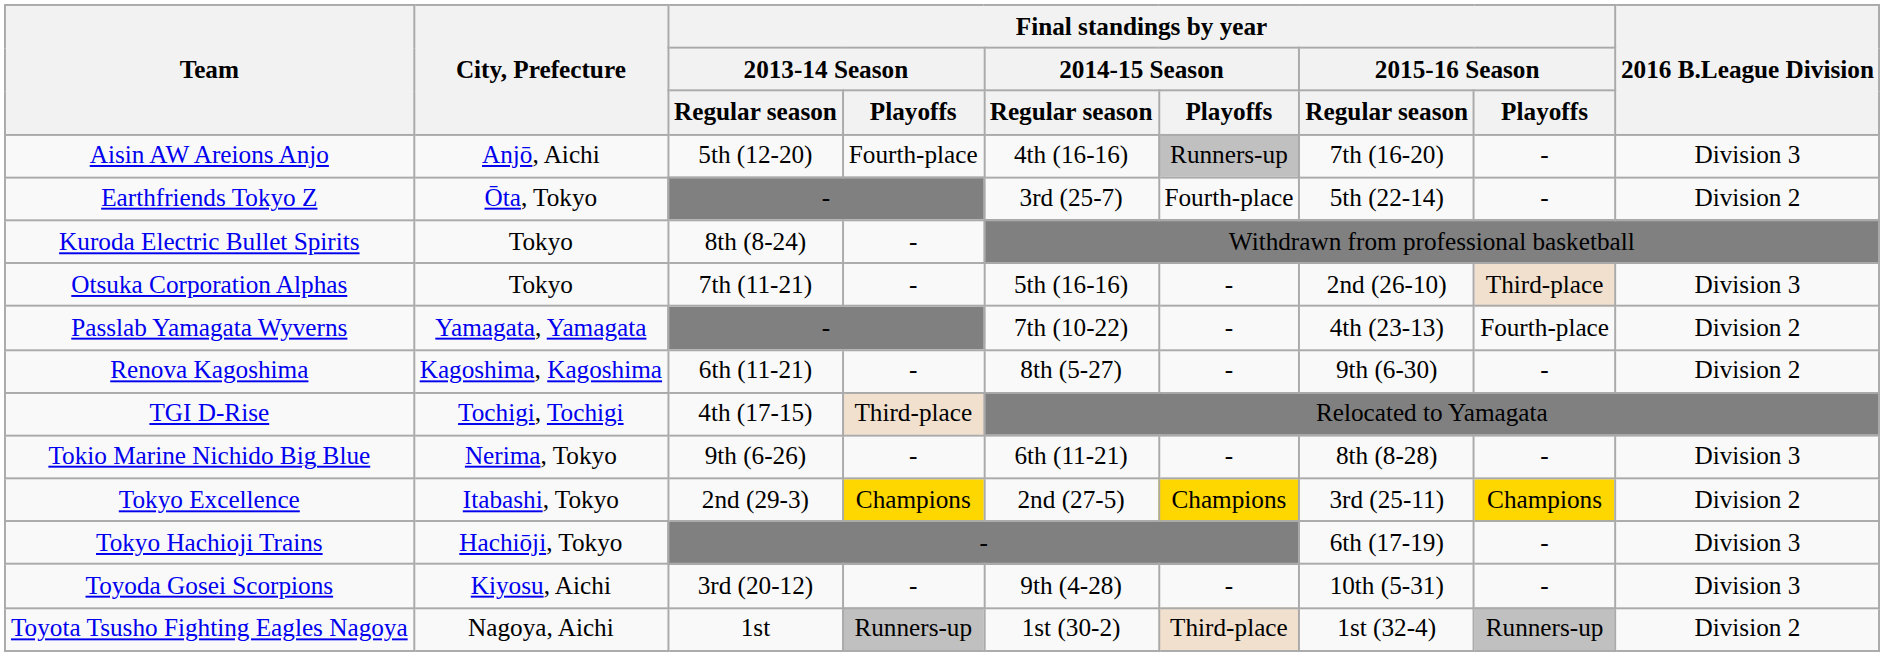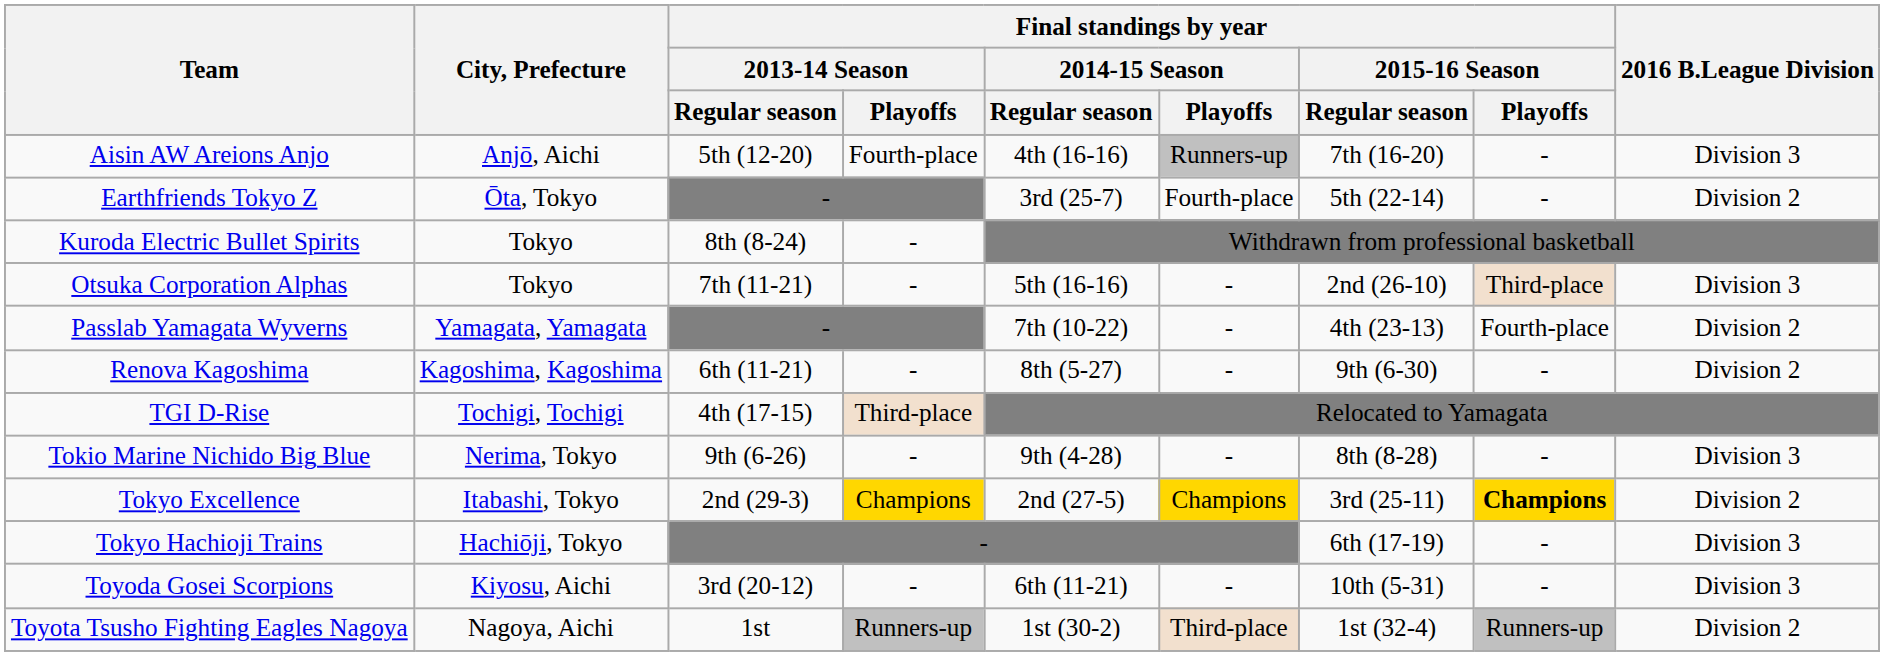(1071, 456) 6th (11-21) -> (1071, 456) 9th (4-28)
(1545, 499) normal -> (1545, 499) bold
(1071, 585) 9th (4-28) -> (1071, 585) 6th (11-21)
